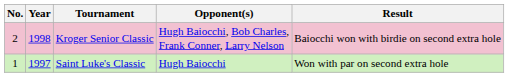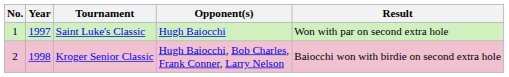rows swapped: (100, 63) <-> (105, 38)
